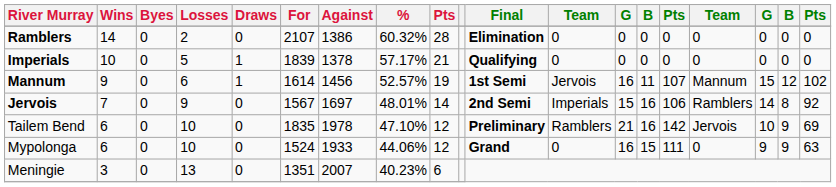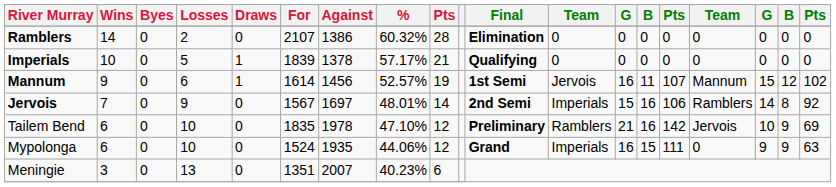(337, 148) 1933 -> (337, 148) 1935
(555, 148) 0 -> (580, 148) Imperials
